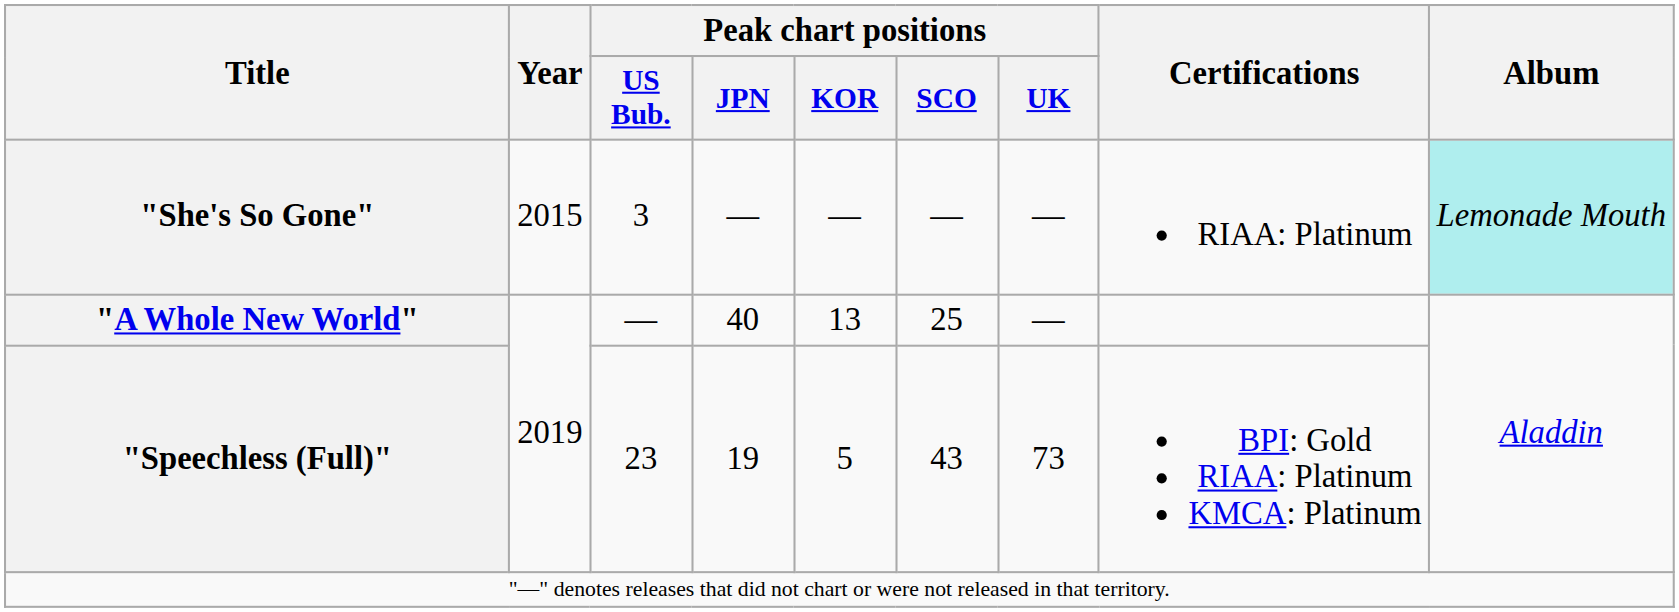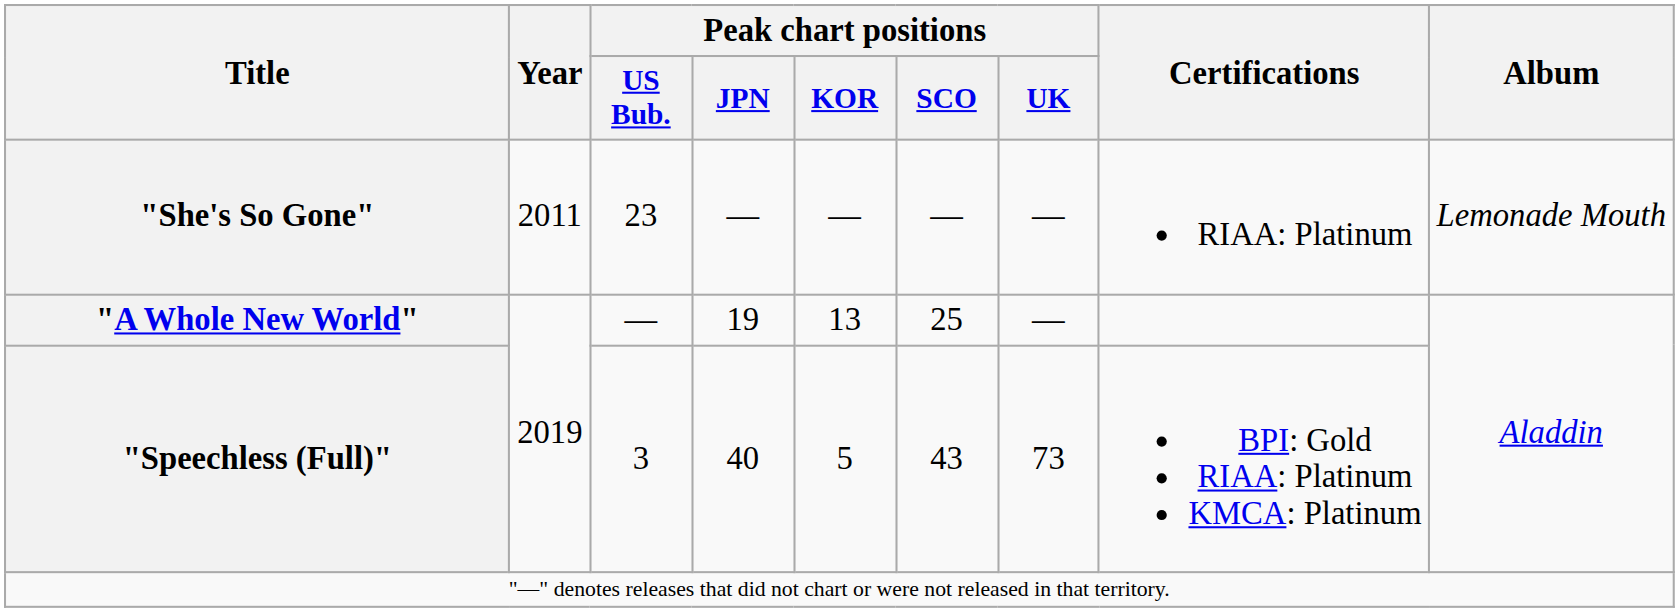(550, 216) 2015 -> (550, 216) 2011
(641, 216) 3 -> (641, 216) 23
(1551, 216) paleturquoise background -> (1551, 216) no background
(743, 319) 40 -> (743, 319) 19
(641, 458) 23 -> (641, 458) 3
(743, 458) 19 -> (743, 458) 40
